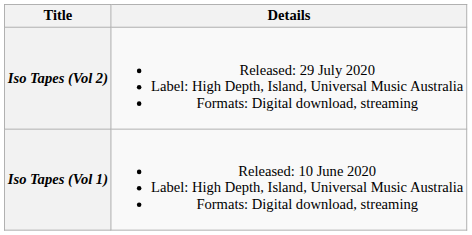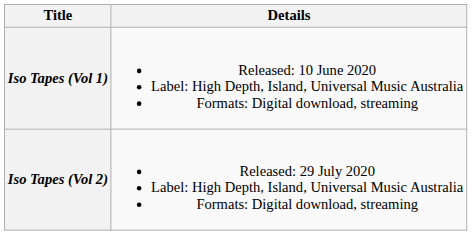rows swapped: (58, 179) <-> (58, 78)
